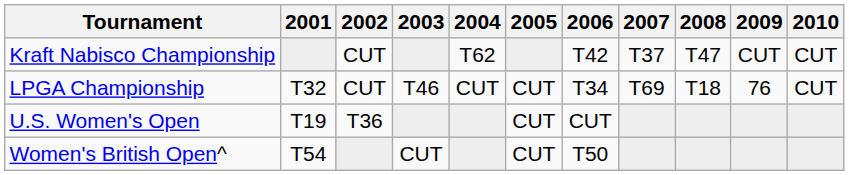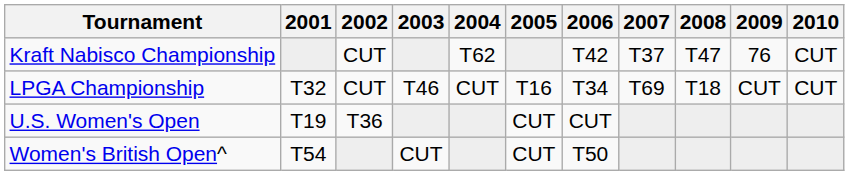(759, 55) CUT -> (759, 55) 76
(534, 88) CUT -> (534, 88) T16
(759, 88) 76 -> (759, 88) CUT
